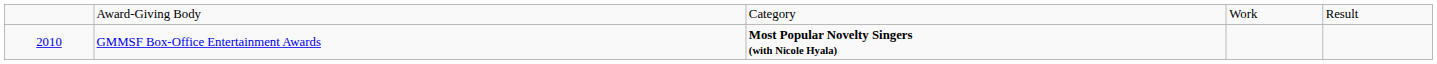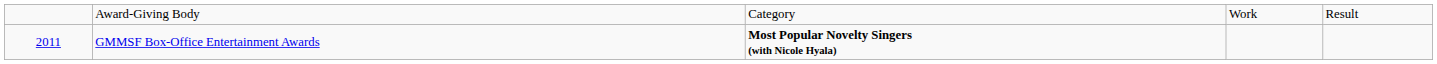(49, 42) 2010 -> (48, 42) 2011
